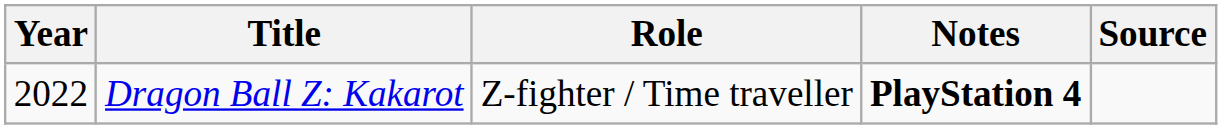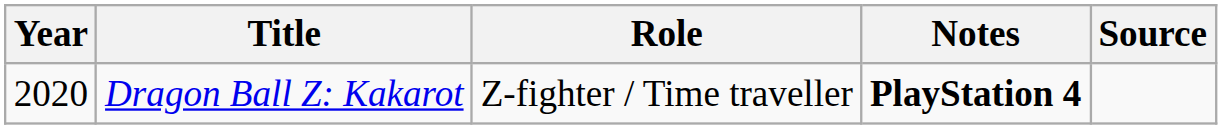(51, 92) 2022 -> (51, 92) 2020
